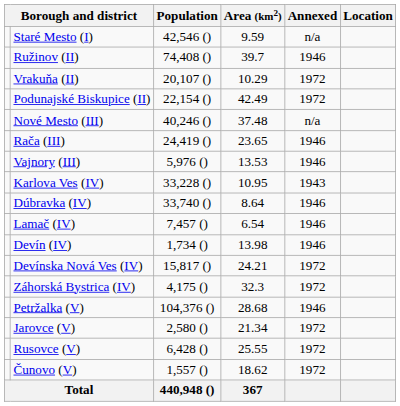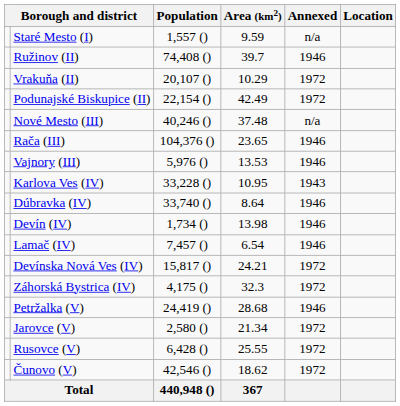(187, 36) 42,546 () -> (187, 36) 1,557 ()
(187, 140) 24,419 () -> (187, 140) 104,376 ()
rows swapped: (44, 224) <-> (42, 244)
(187, 307) 104,376 () -> (187, 307) 24,419 ()
(187, 369) 1,557 () -> (187, 369) 42,546 ()
